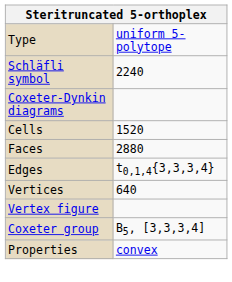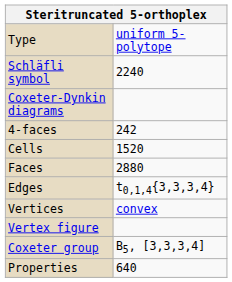+ row: (32, 130)
(126, 190) 640 -> (137, 209) convex
(137, 249) convex -> (126, 268) 640
